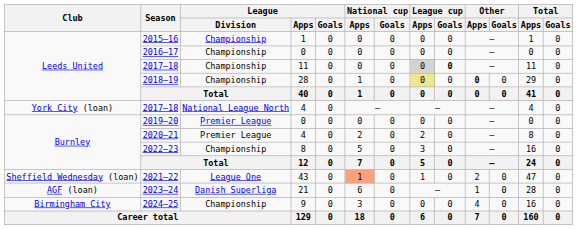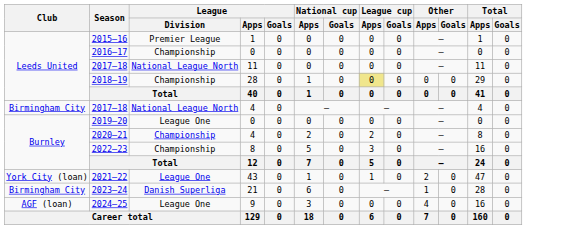(236, 39) Championship -> (185, 39) Premier League
(236, 66) Championship -> (185, 66) National League North
(422, 66) lightgrey background -> (372, 66) no background
(450, 66) bold -> (399, 66) normal
(477, 80) bold -> (426, 80) normal
(72, 108) York City (loan) -> (47, 108) Birmingham City
(236, 121) Premier League -> (185, 121) League One
(236, 135) Premier League -> (185, 135) Championship
(72, 176) Sheffield Wednesday (loan) -> (47, 176) York City (loan)
(360, 176) lightsalmon background -> (309, 176) no background
(72, 190) AGF (loan) -> (47, 190) Birmingham City
(72, 204) Birmingham City -> (47, 204) AGF (loan)
(236, 204) Championship -> (185, 204) League One
